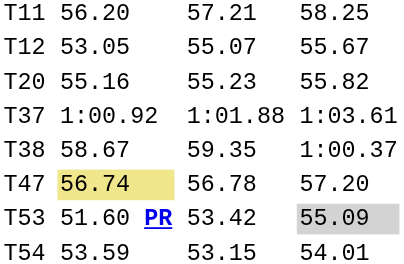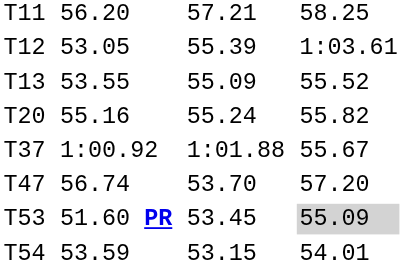(222, 48) 55.07 -> (222, 48) 55.39
(335, 48) 55.67 -> (349, 48) 1:03.61
+ row: (24, 82)
(222, 82) 55.23 -> (222, 116) 55.24
(349, 116) 1:03.61 -> (335, 151) 55.67
- row: (24, 151)
(95, 185) khaki background -> (95, 185) no background
(222, 185) 56.78 -> (222, 185) 53.70
(222, 219) 53.42 -> (222, 219) 53.45
